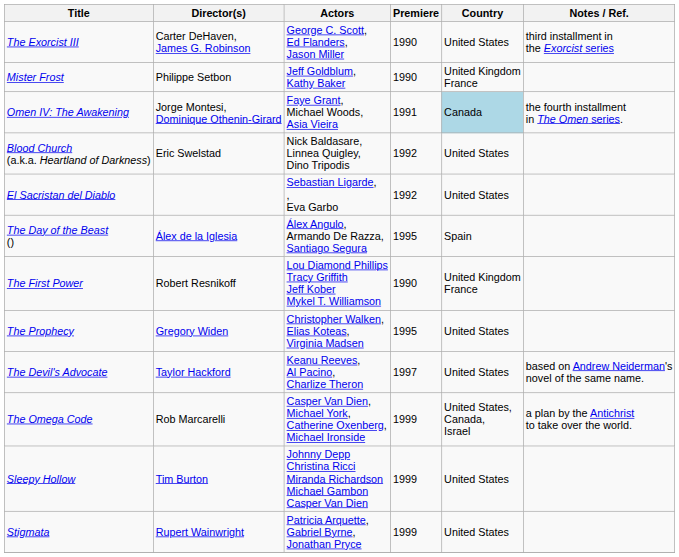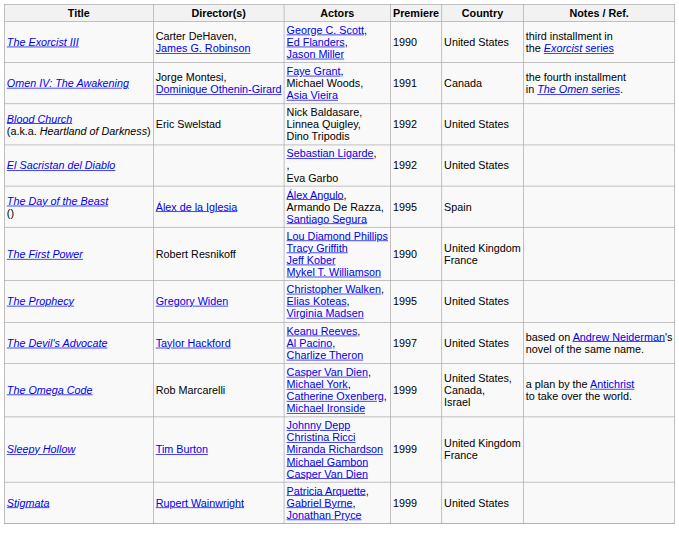- row: (35, 77)
(463, 113) lightblue background -> (463, 83) no background
(476, 479) United States -> (482, 449) United Kingdom France
